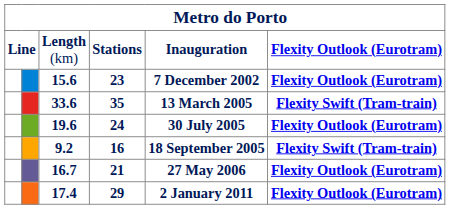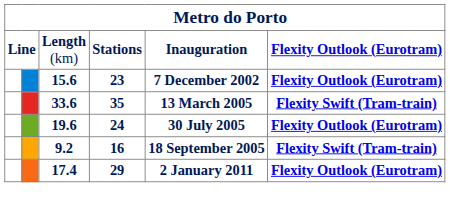- row: (64, 170)
